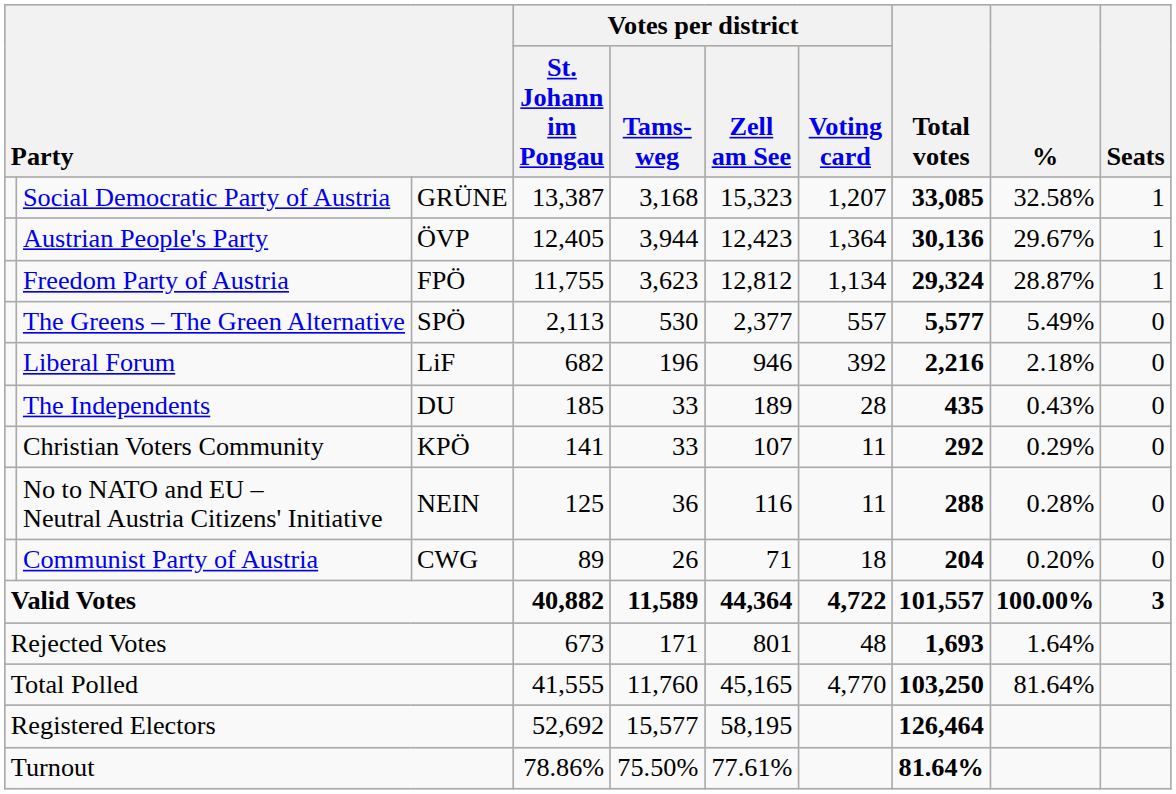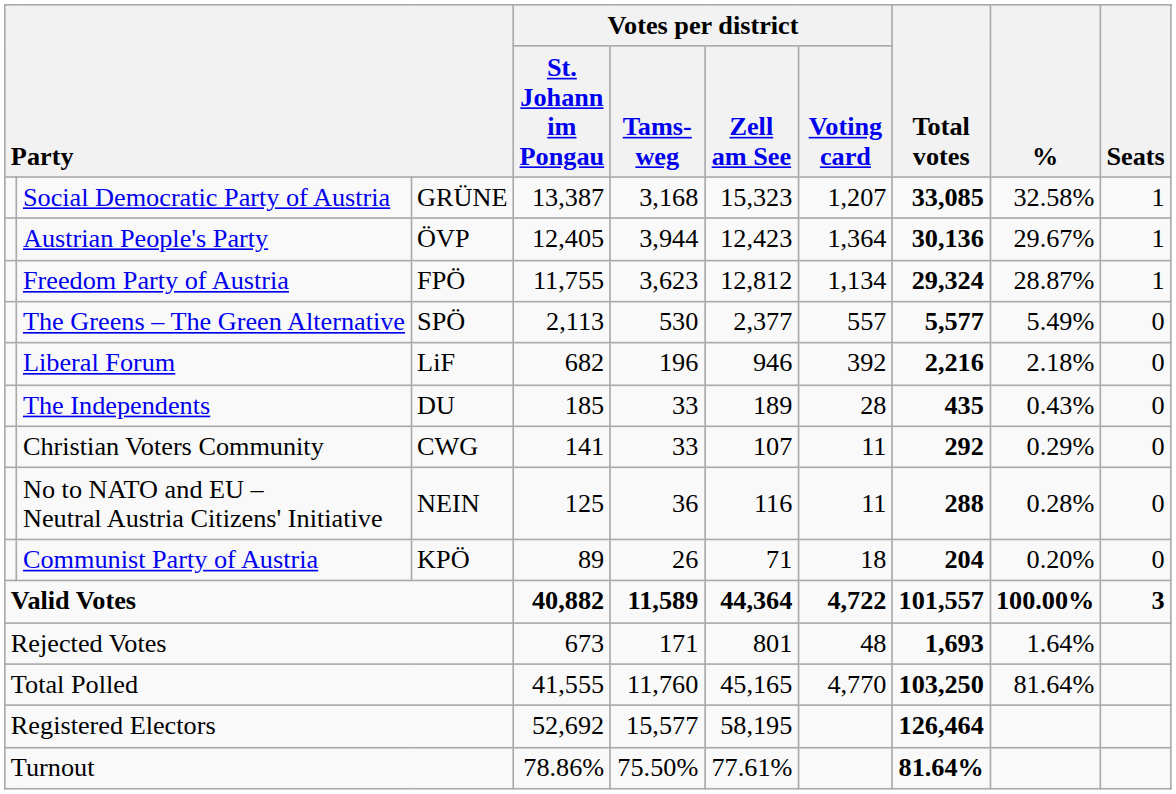(443, 446) KPÖ -> (448, 446) CWG
(448, 559) CWG -> (443, 559) KPÖ
